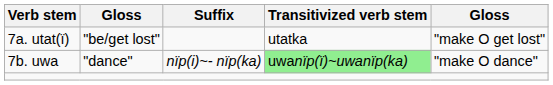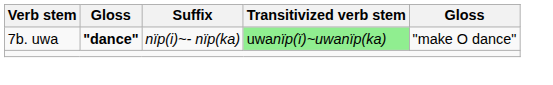- row: (39, 38)
(108, 61) normal -> (111, 38) bold
